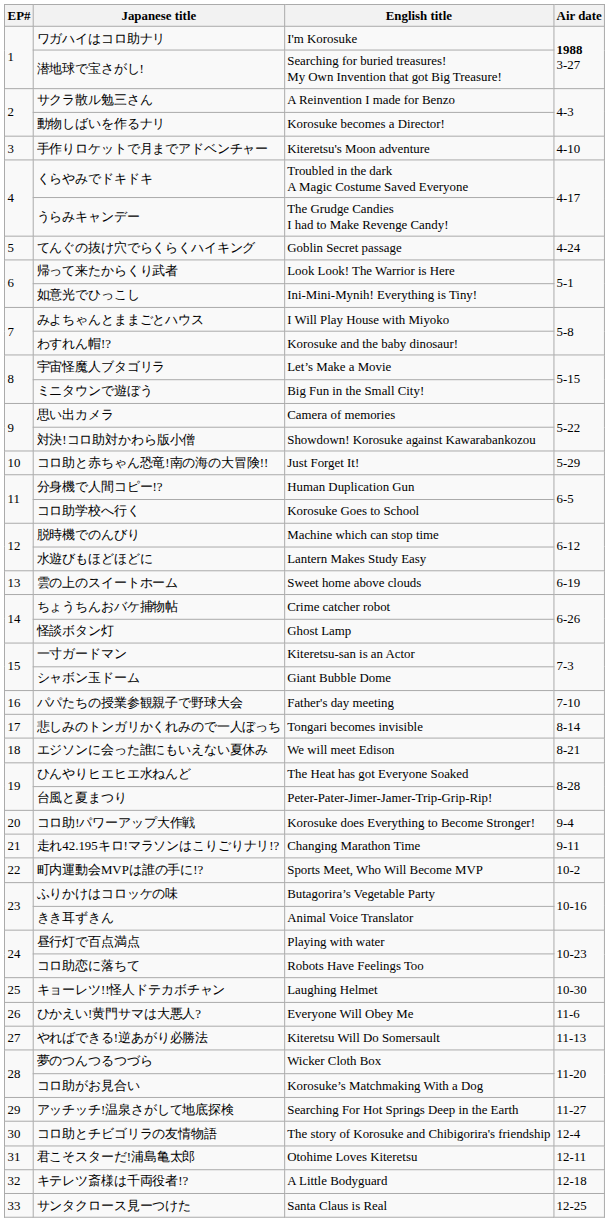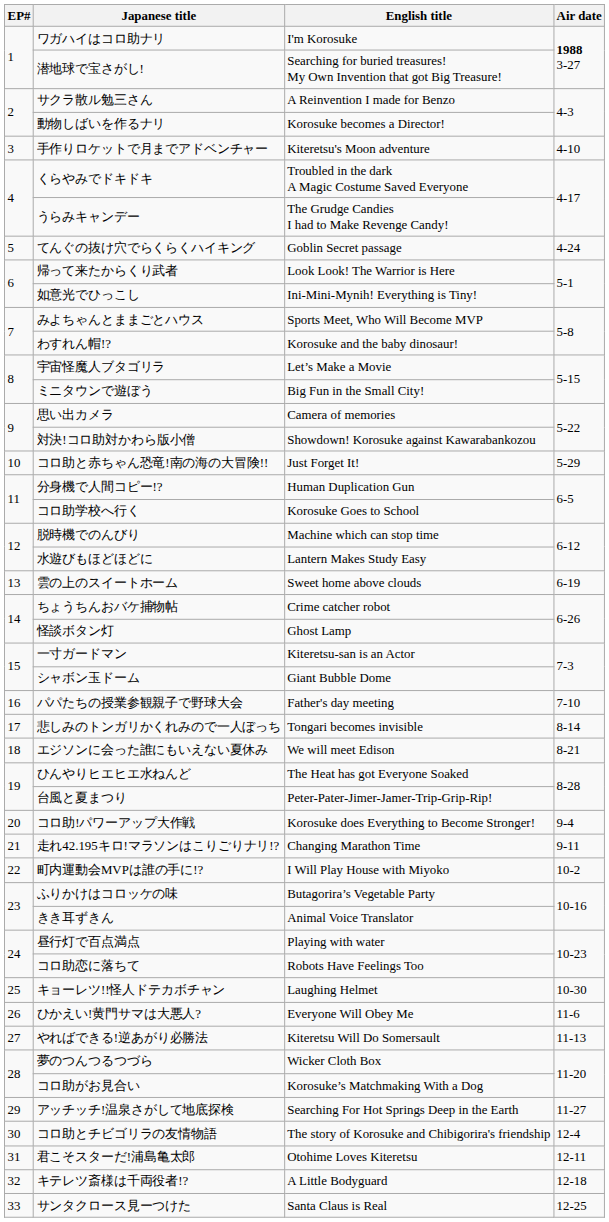(368, 319) I Will Play House with Miyoko -> (385, 319) Sports Meet, Who Will Become MVP
(385, 870) Sports Meet, Who Will Become MVP -> (368, 870) I Will Play House with Miyoko
